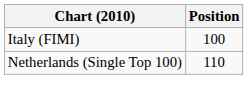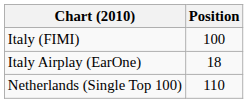+ row: (74, 62)
